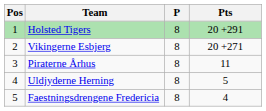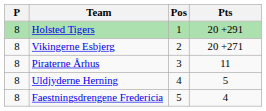columns swapped: (15, 13) <-> (177, 13)
